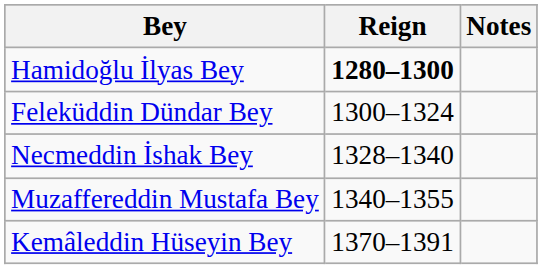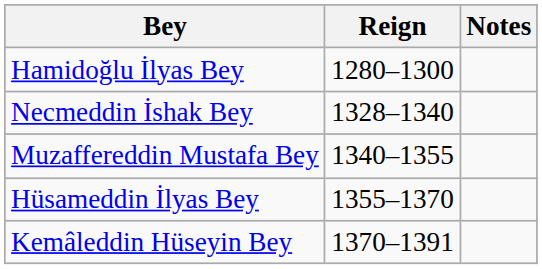(393, 69) bold -> (393, 69) normal
- row: (142, 112)
+ row: (135, 198)
